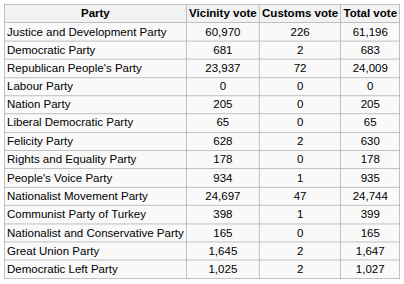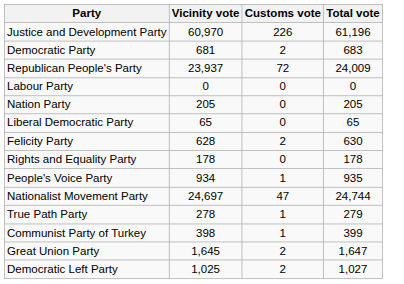+ row: (47, 214)
- row: (95, 232)
